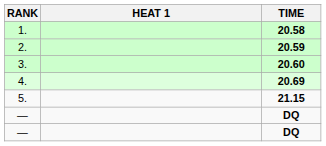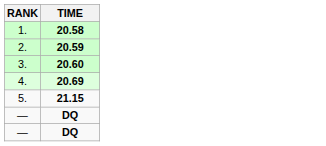- column: (151, 13)
